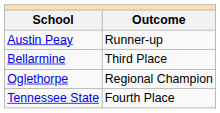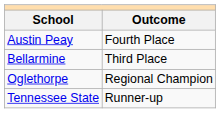(134, 39) Runner-up -> (140, 39) Fourth Place
(140, 98) Fourth Place -> (134, 98) Runner-up
